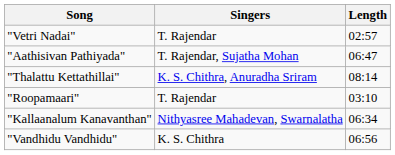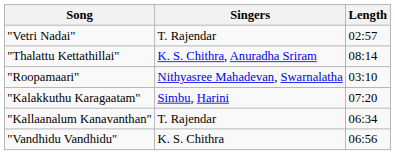- row: (66, 56)
(187, 98) T. Rajendar -> (250, 77) Nithyasree Mahadevan, Swarnalatha
+ row: (74, 98)
(250, 119) Nithyasree Mahadevan, Swarnalatha -> (187, 119) T. Rajendar
